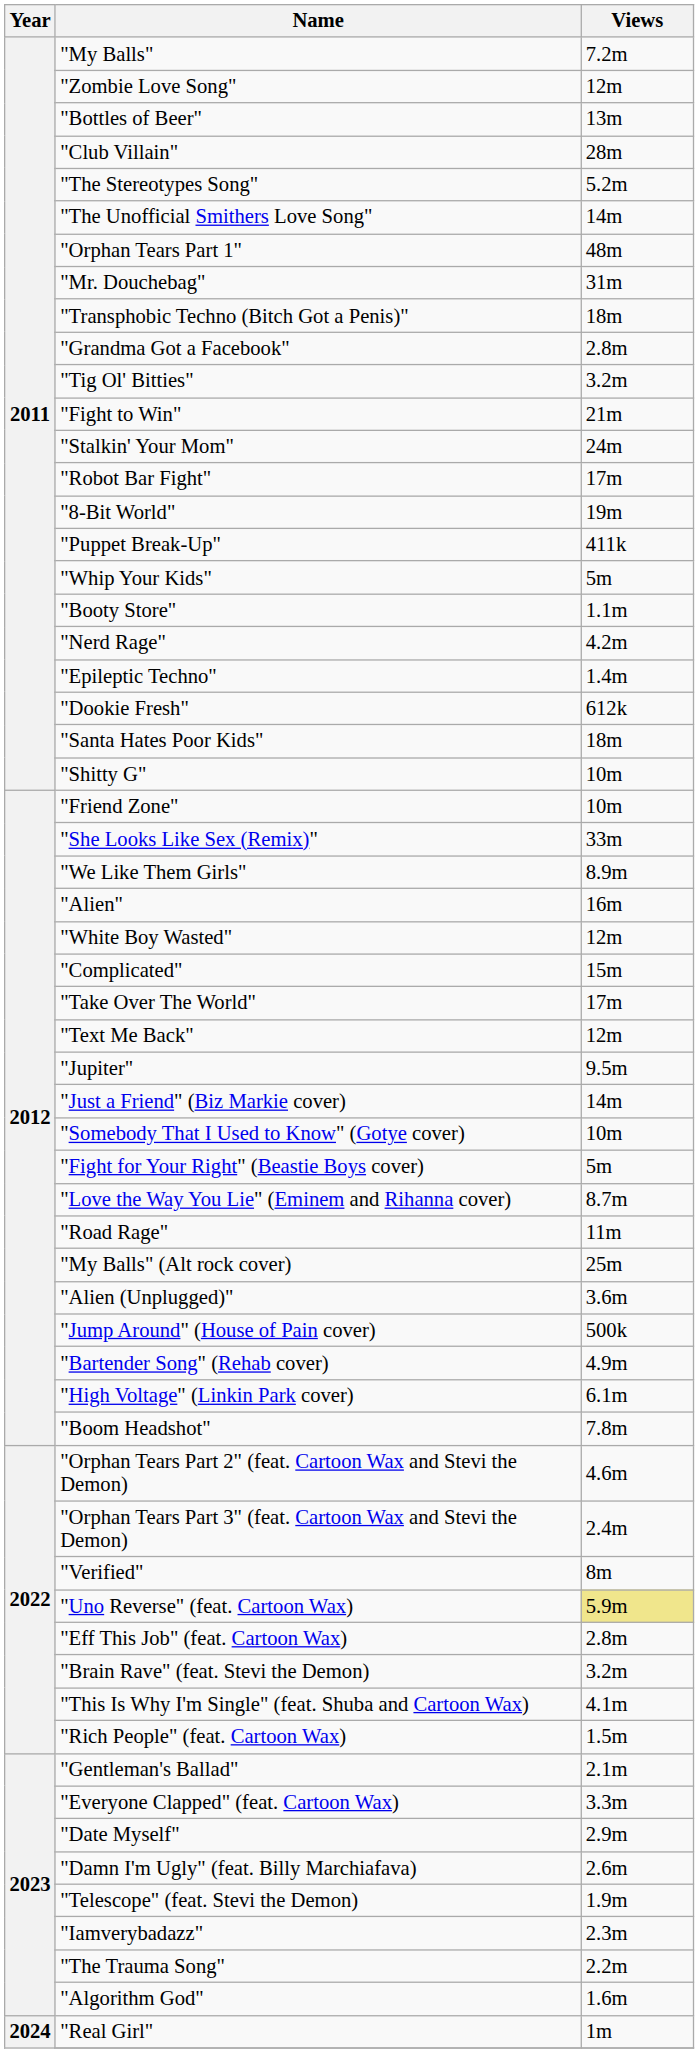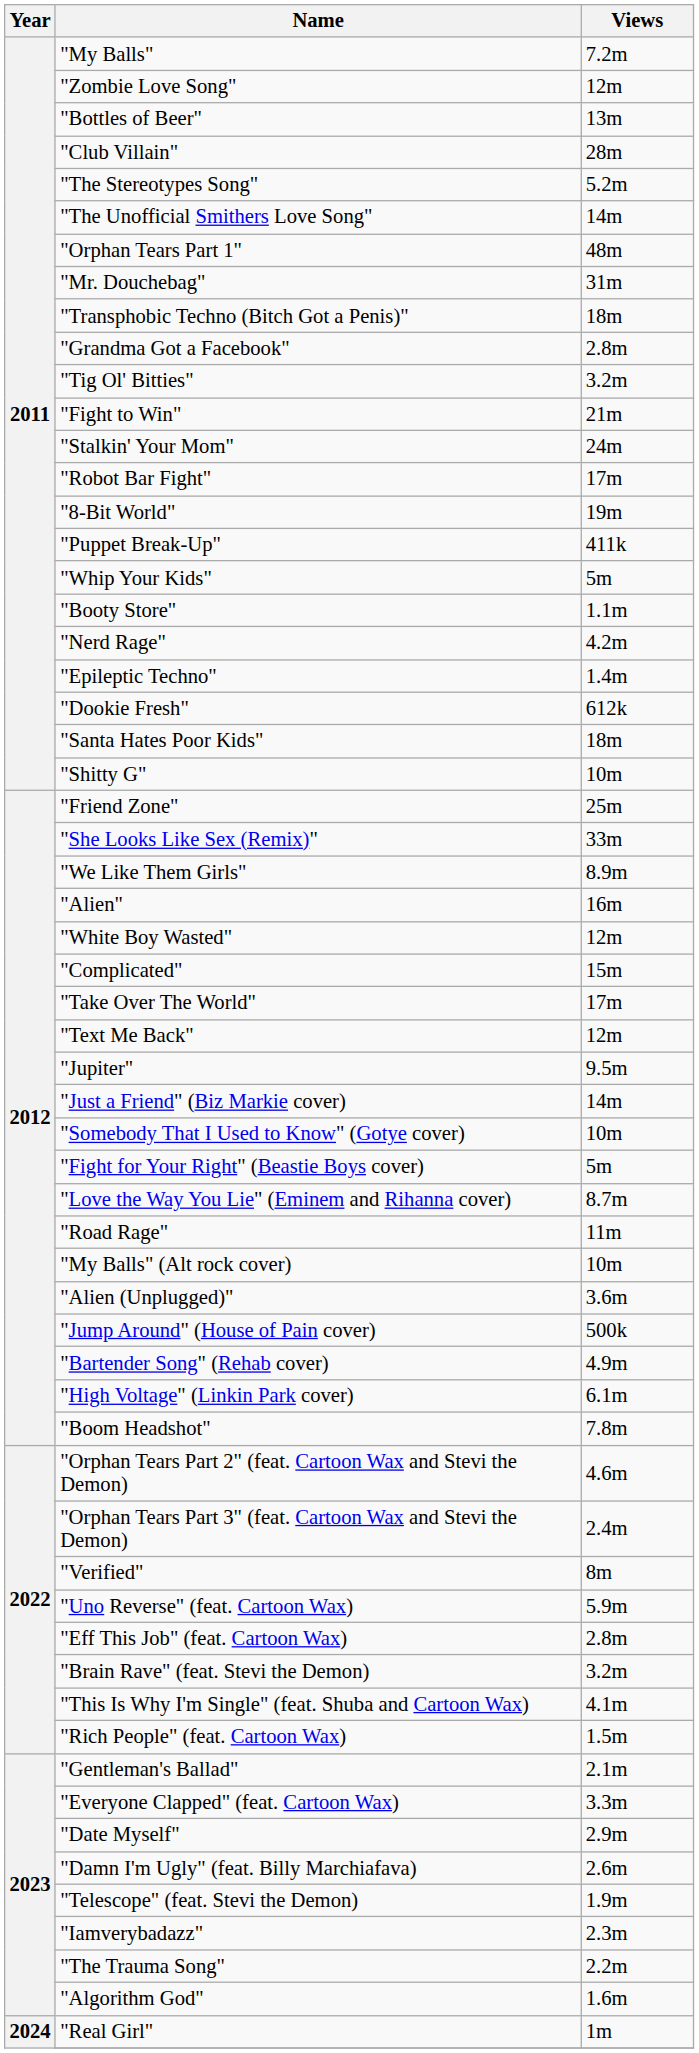(604, 806) 10m -> (604, 806) 25m
(604, 1264) 25m -> (604, 1264) 10m
(607, 1605) khaki background -> (607, 1605) no background
